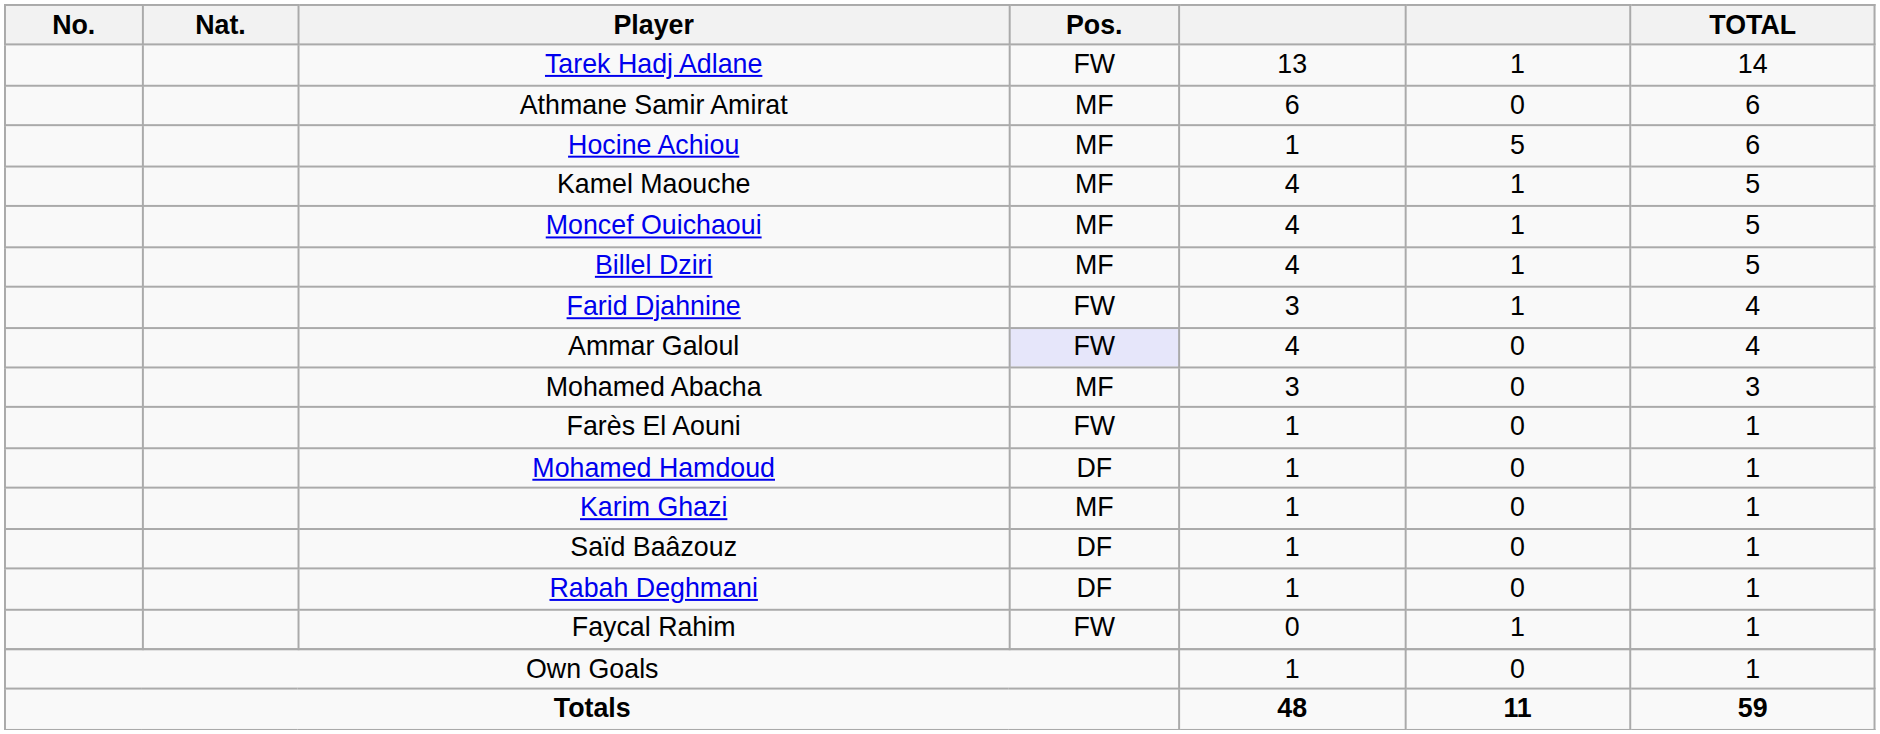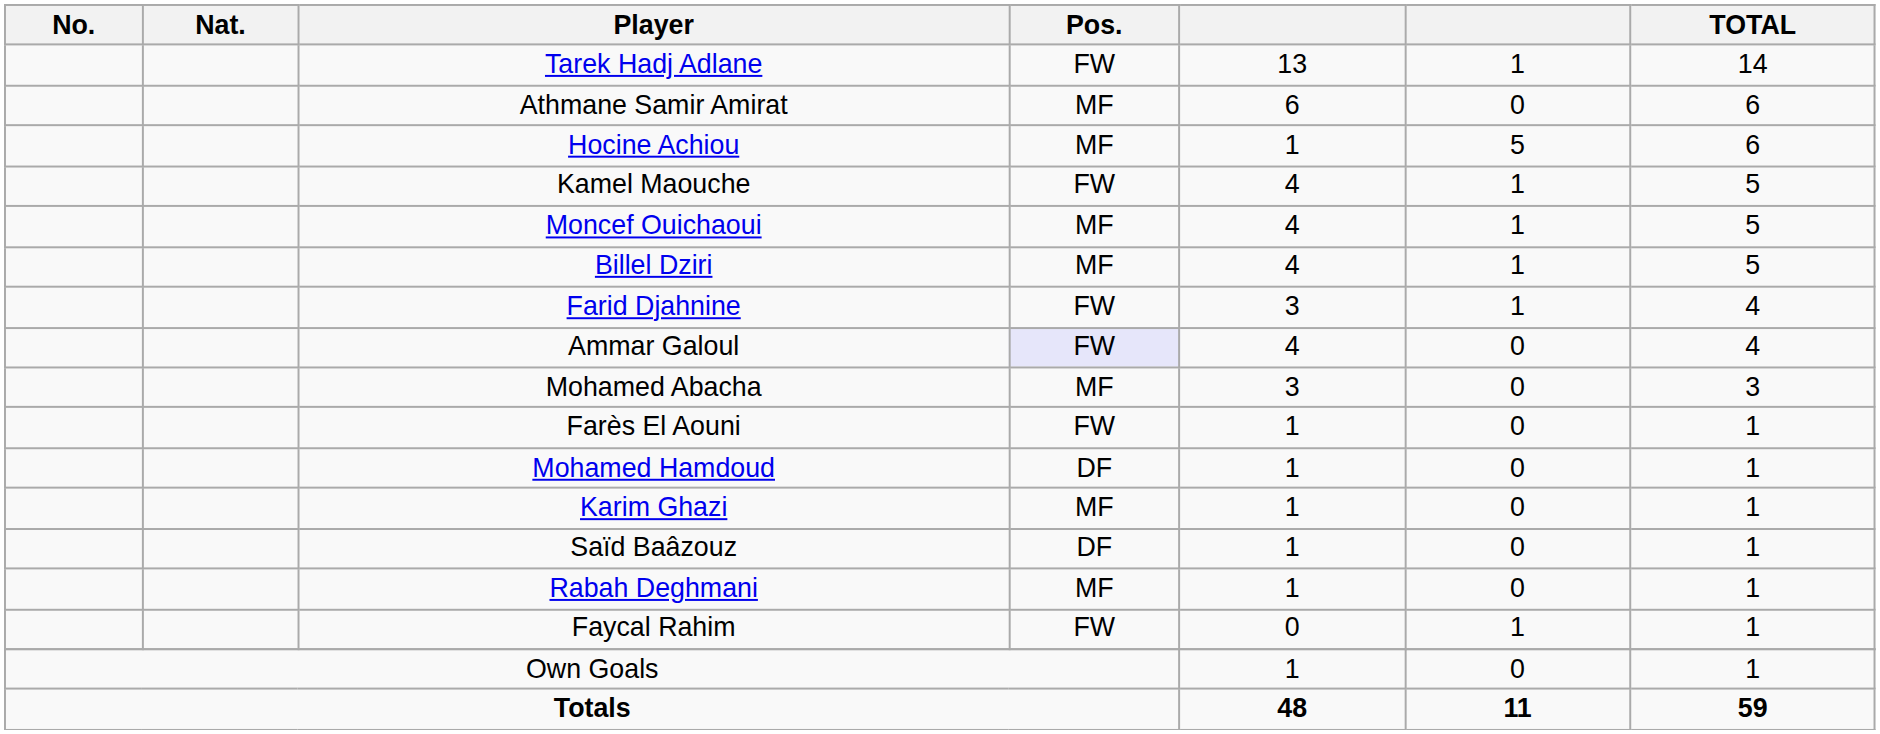(1094, 185) MF -> (1094, 185) FW
(1094, 587) DF -> (1094, 587) MF
